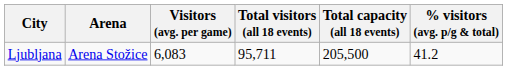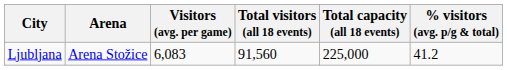(257, 53) 95,711 -> (257, 53) 91,560
(346, 53) 205,500 -> (346, 53) 225,000
